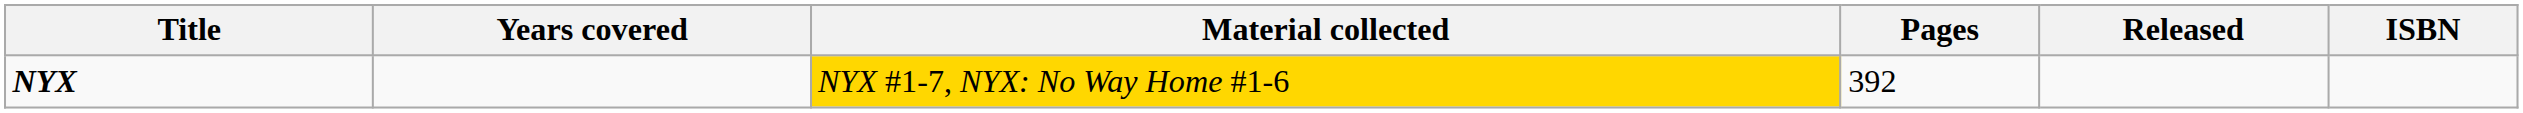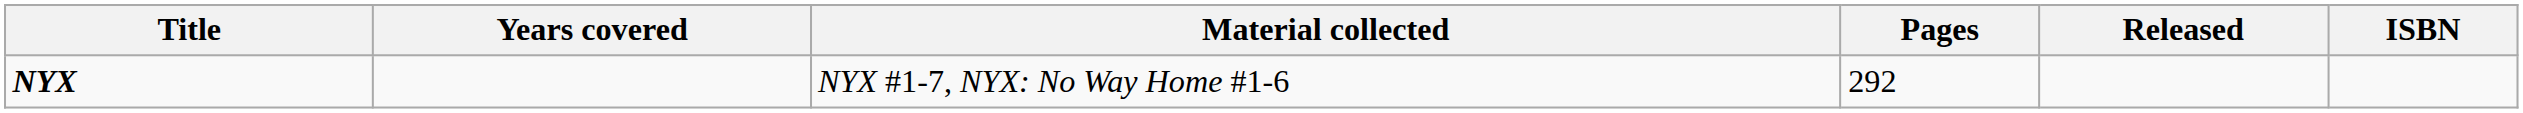(1054, 81) gold background -> (1054, 81) no background
(1872, 81) 392 -> (1872, 81) 292
